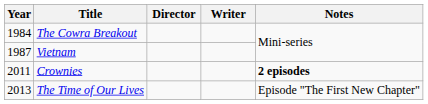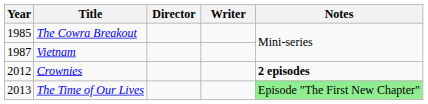(19, 33) 1984 -> (19, 33) 1985
(19, 71) 2011 -> (19, 71) 2012
(339, 90) no background -> (339, 90) lightgreen background
